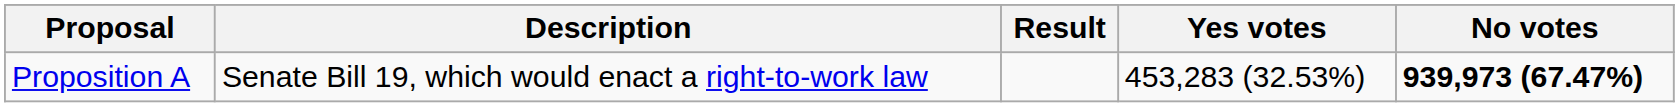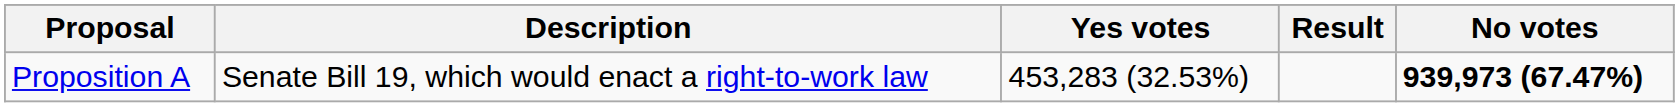columns swapped: (1060, 28) <-> (1257, 28)
